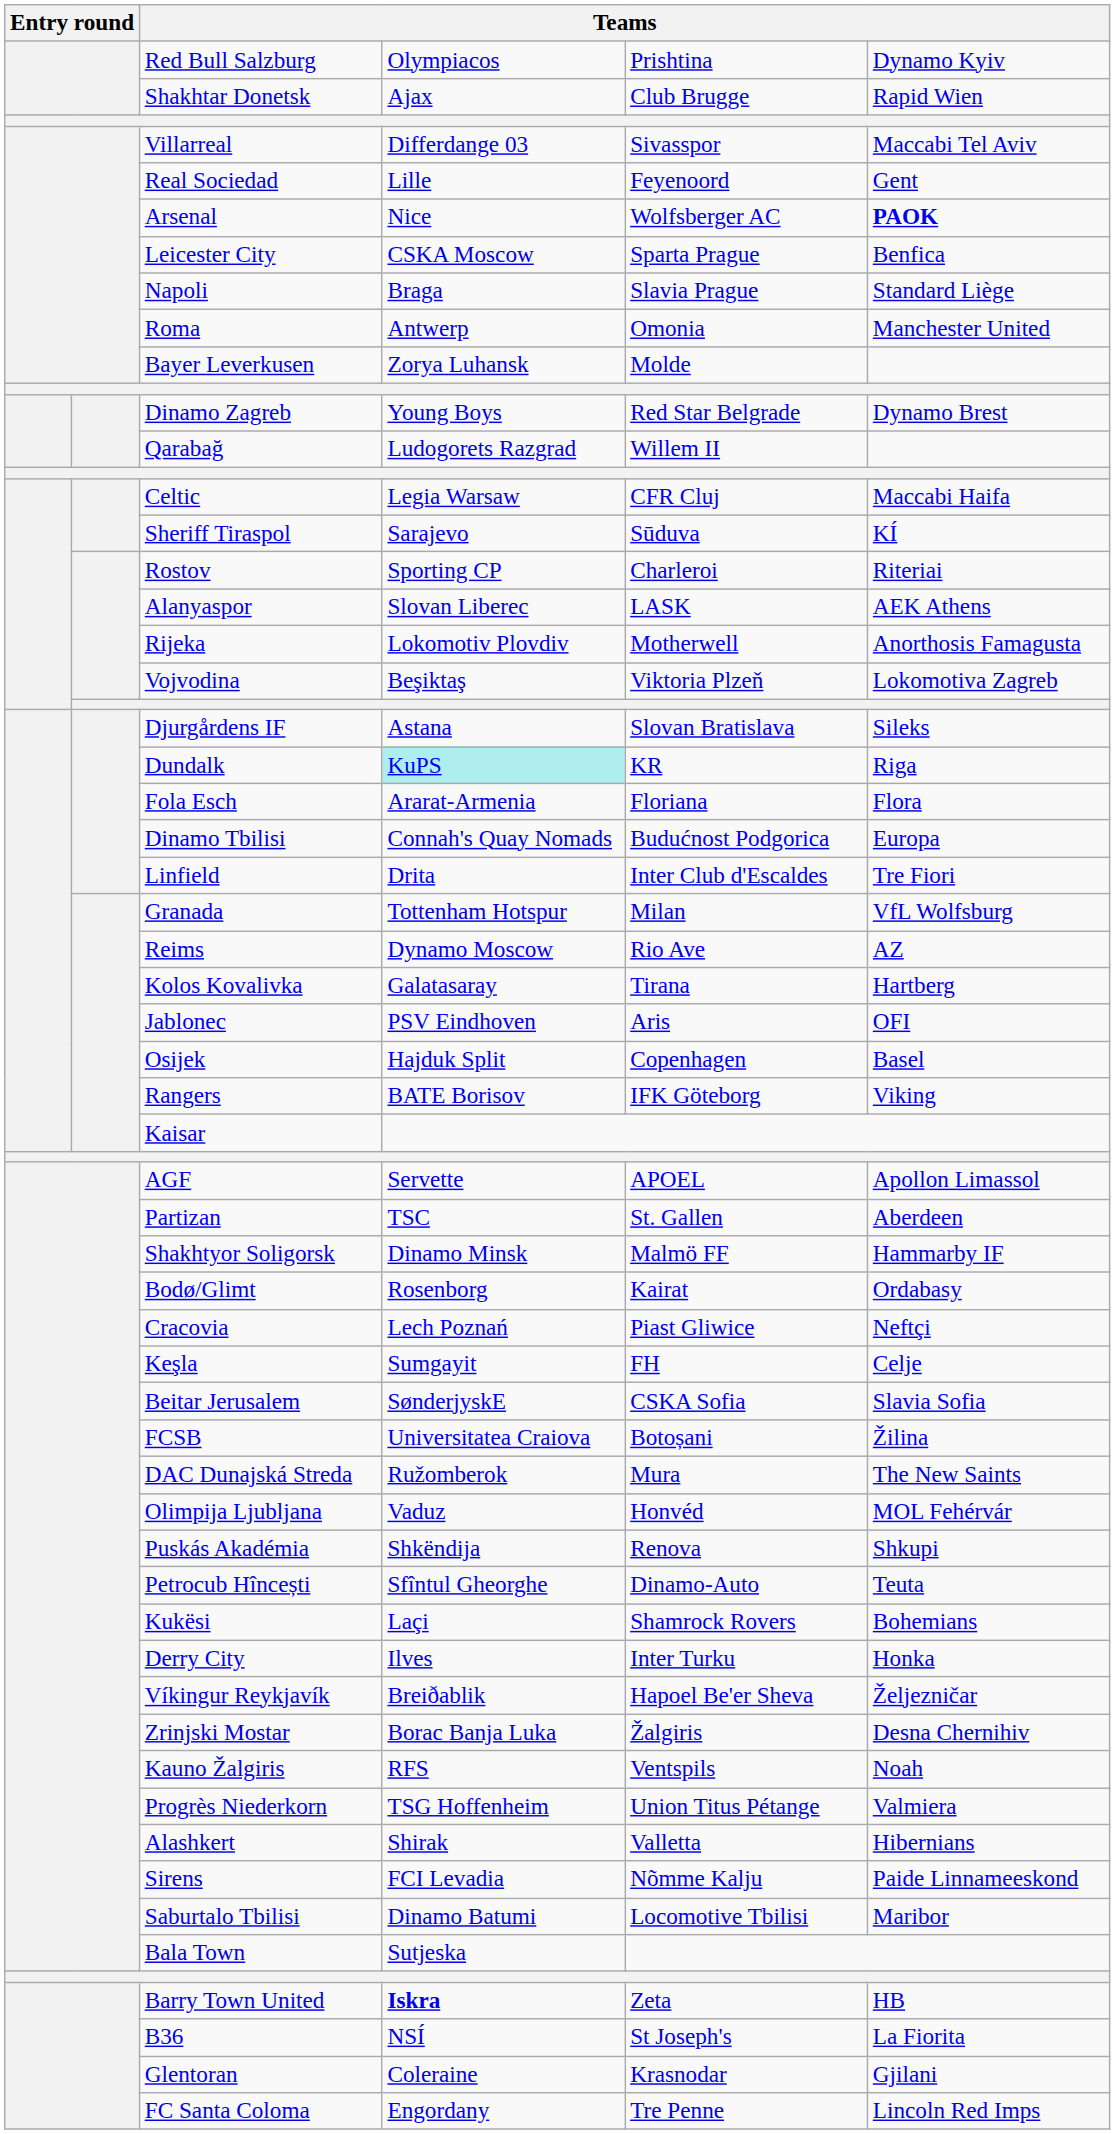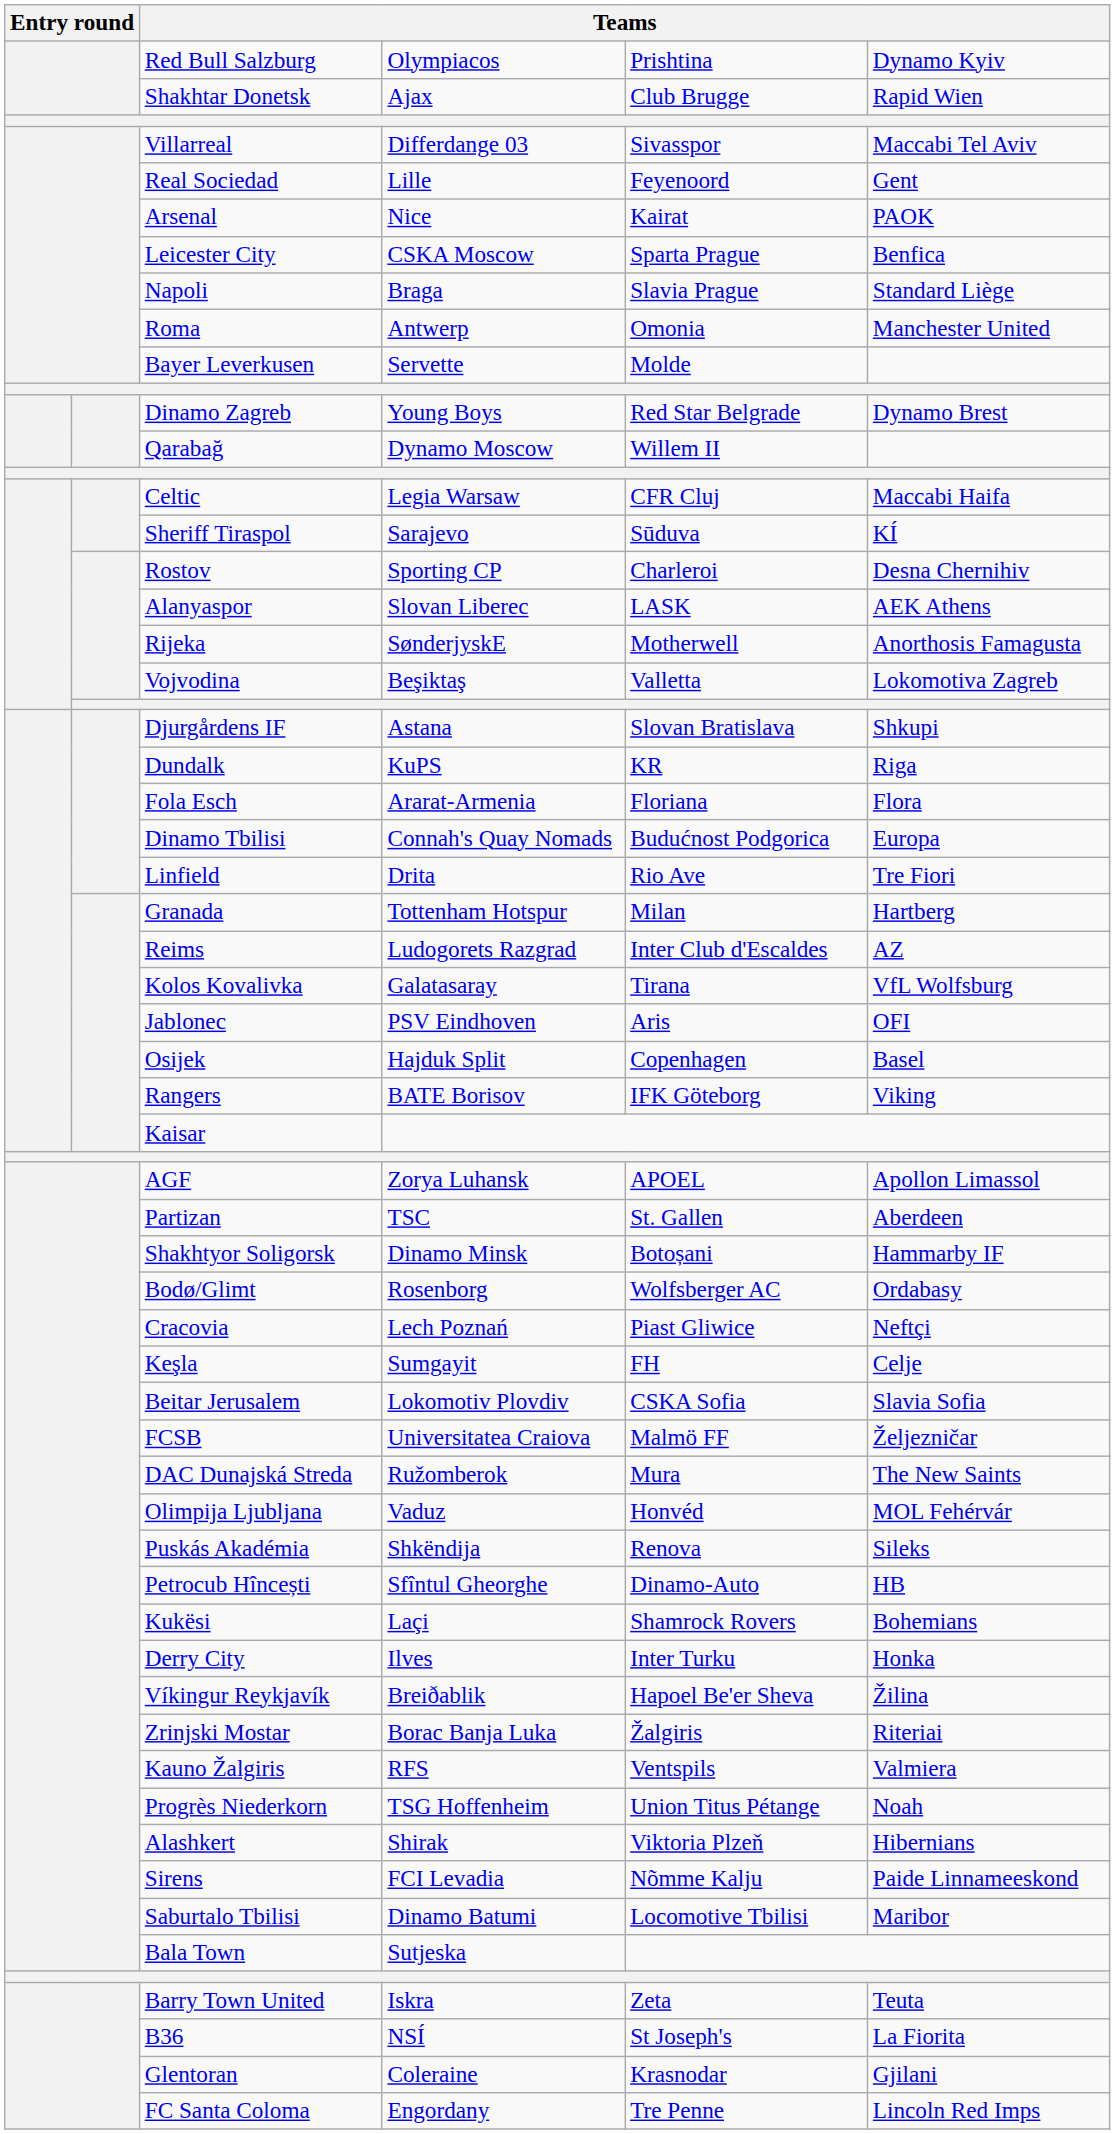(705, 217) Wolfsberger AC -> (659, 217) Kairat
(905, 217) bold -> (903, 217) normal
(458, 364) Zorya Luhansk -> (425, 364) Servette
(482, 449) Ludogorets Razgrad -> (470, 449) Dynamo Moscow
(908, 570) Riteriai -> (951, 570) Desna Chernihiv
(478, 643) Lokomotiv Plovdiv -> (447, 643) SønderjyskE
(697, 680) Viktoria Plzeň -> (666, 680) Valletta
(901, 727) Sileks -> (906, 727) Shkupi
(415, 764) paleturquoise background -> (415, 764) no background
(729, 875) Inter Club d'Escaldes -> (668, 875) Rio Ave
(943, 911) VfL Wolfsburg -> (914, 911) Hartberg
(470, 948) Dynamo Moscow -> (482, 948) Ludogorets Razgrad
(668, 948) Rio Ave -> (729, 948) Inter Club d'Escaldes
(914, 985) Hartberg -> (943, 985) VfL Wolfsburg
(425, 1180) Servette -> (458, 1180) Zorya Luhansk
(679, 1253) Malmö FF -> (671, 1253) Botoșani
(659, 1290) Kairat -> (705, 1290) Wolfsberger AC
(447, 1400) SønderjyskE -> (478, 1400) Lokomotiv Plovdiv
(671, 1437) Botoșani -> (679, 1437) Malmö FF
(901, 1437) Žilina -> (925, 1437) Željezničar
(906, 1548) Shkupi -> (901, 1548) Sileks
(898, 1584) Teuta -> (889, 1584) HB
(925, 1695) Željezničar -> (901, 1695) Žilina
(951, 1732) Desna Chernihiv -> (908, 1732) Riteriai
(898, 1768) Noah -> (915, 1768) Valmiera
(915, 1805) Valmiera -> (898, 1805) Noah
(666, 1842) Valletta -> (697, 1842) Viktoria Plzeň
(414, 2000) bold -> (411, 2000) normal
(889, 2000) HB -> (898, 2000) Teuta
